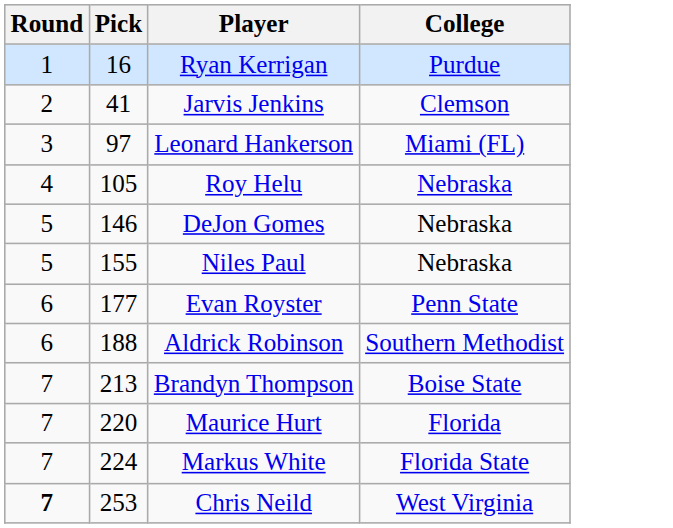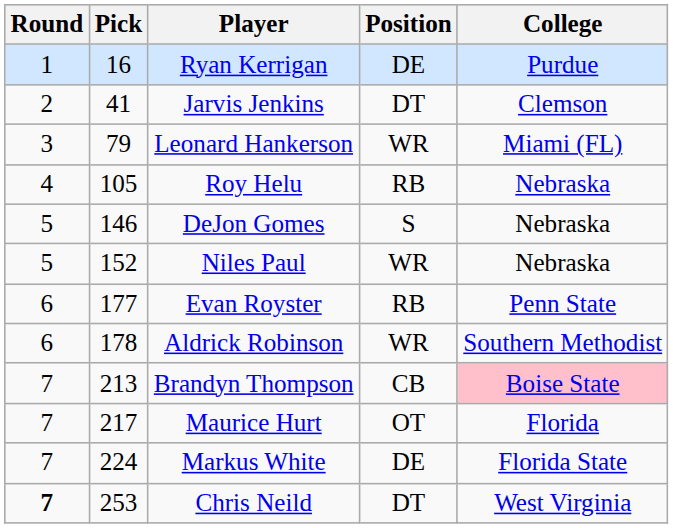+ column: (408, 24)
(118, 143) 97 -> (118, 143) 79
(118, 263) 155 -> (118, 263) 152
(118, 343) 188 -> (118, 343) 178
(465, 382) no background -> (563, 382) pink background
(118, 422) 220 -> (118, 422) 217
